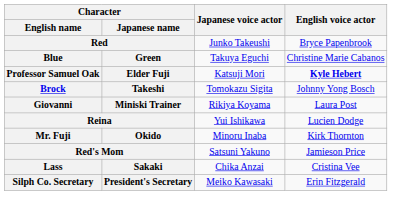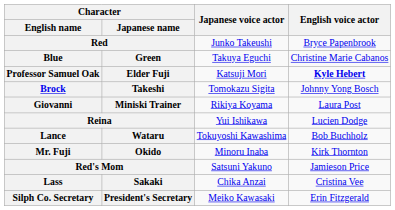+ row: (53, 136)
